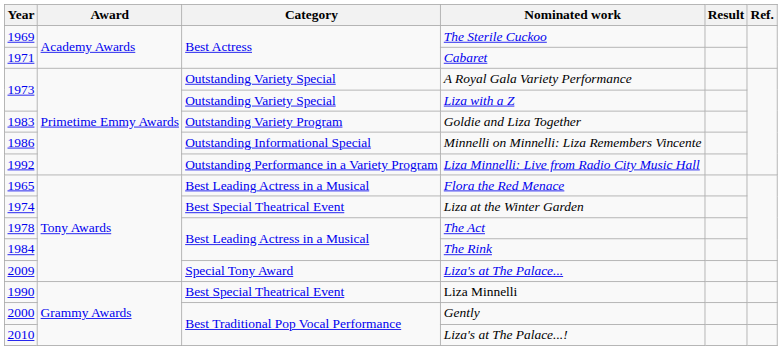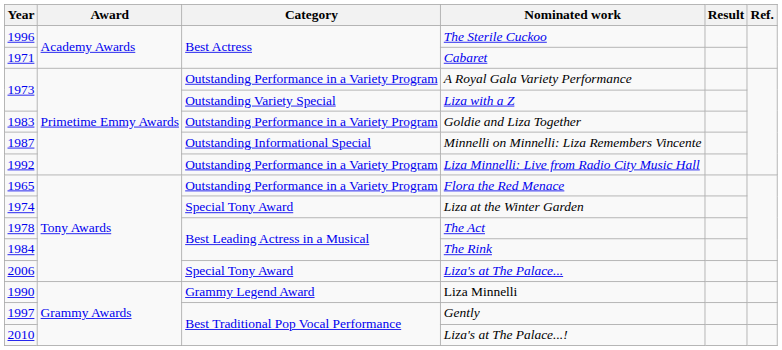(21, 36) 1969 -> (21, 36) 1996
(260, 79) Outstanding Variety Special -> (311, 79) Outstanding Performance in a Variety Program
(264, 121) Outstanding Variety Program -> (311, 121) Outstanding Performance in a Variety Program
(21, 143) 1986 -> (21, 143) 1987
(277, 185) Best Leading Actress in a Musical -> (311, 185) Outstanding Performance in a Variety Program
(265, 206) Best Special Theatrical Event -> (239, 206) Special Tony Award
(21, 270) 2009 -> (21, 270) 2006
(265, 292) Best Special Theatrical Event -> (250, 292) Grammy Legend Award
(21, 313) 2000 -> (21, 313) 1997
